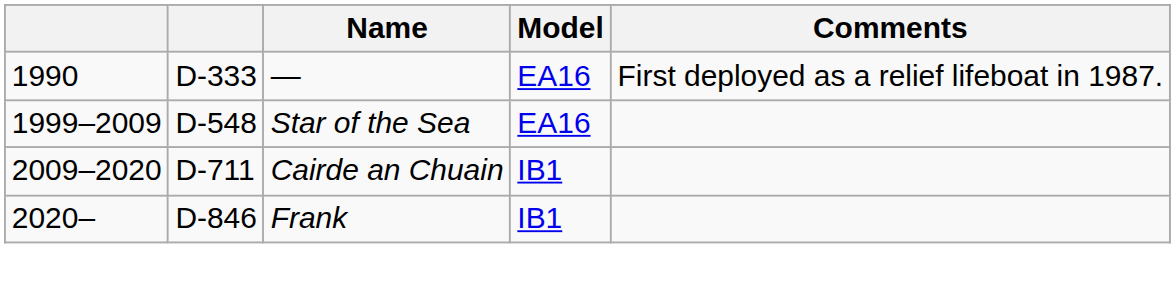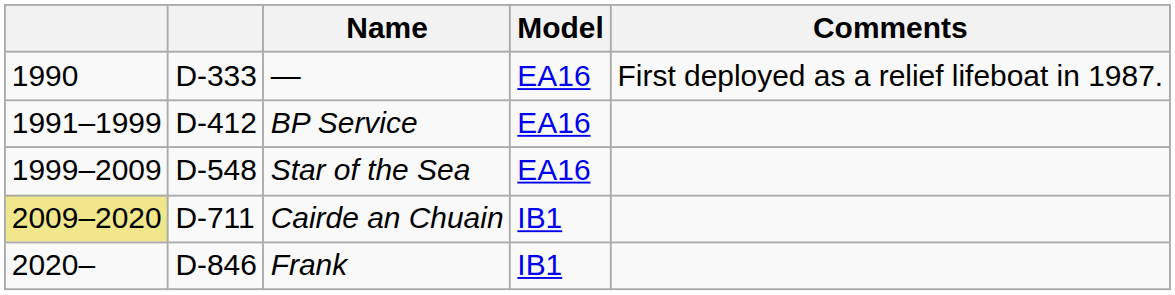+ row: (344, 123)
(87, 170) no background -> (87, 218) khaki background
